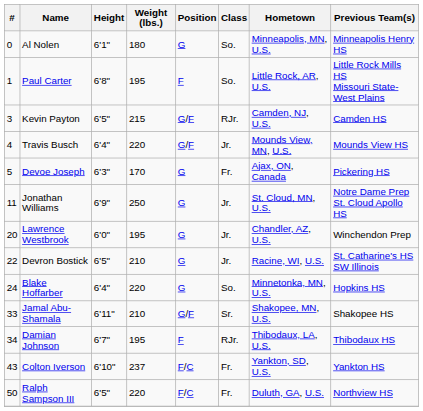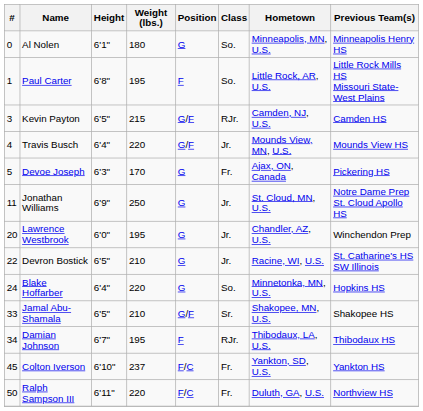(104, 314) 6'11" -> (102, 314) 6'5"
(12, 367) 43 -> (12, 367) 45
(102, 393) 6'5" -> (104, 393) 6'11"
